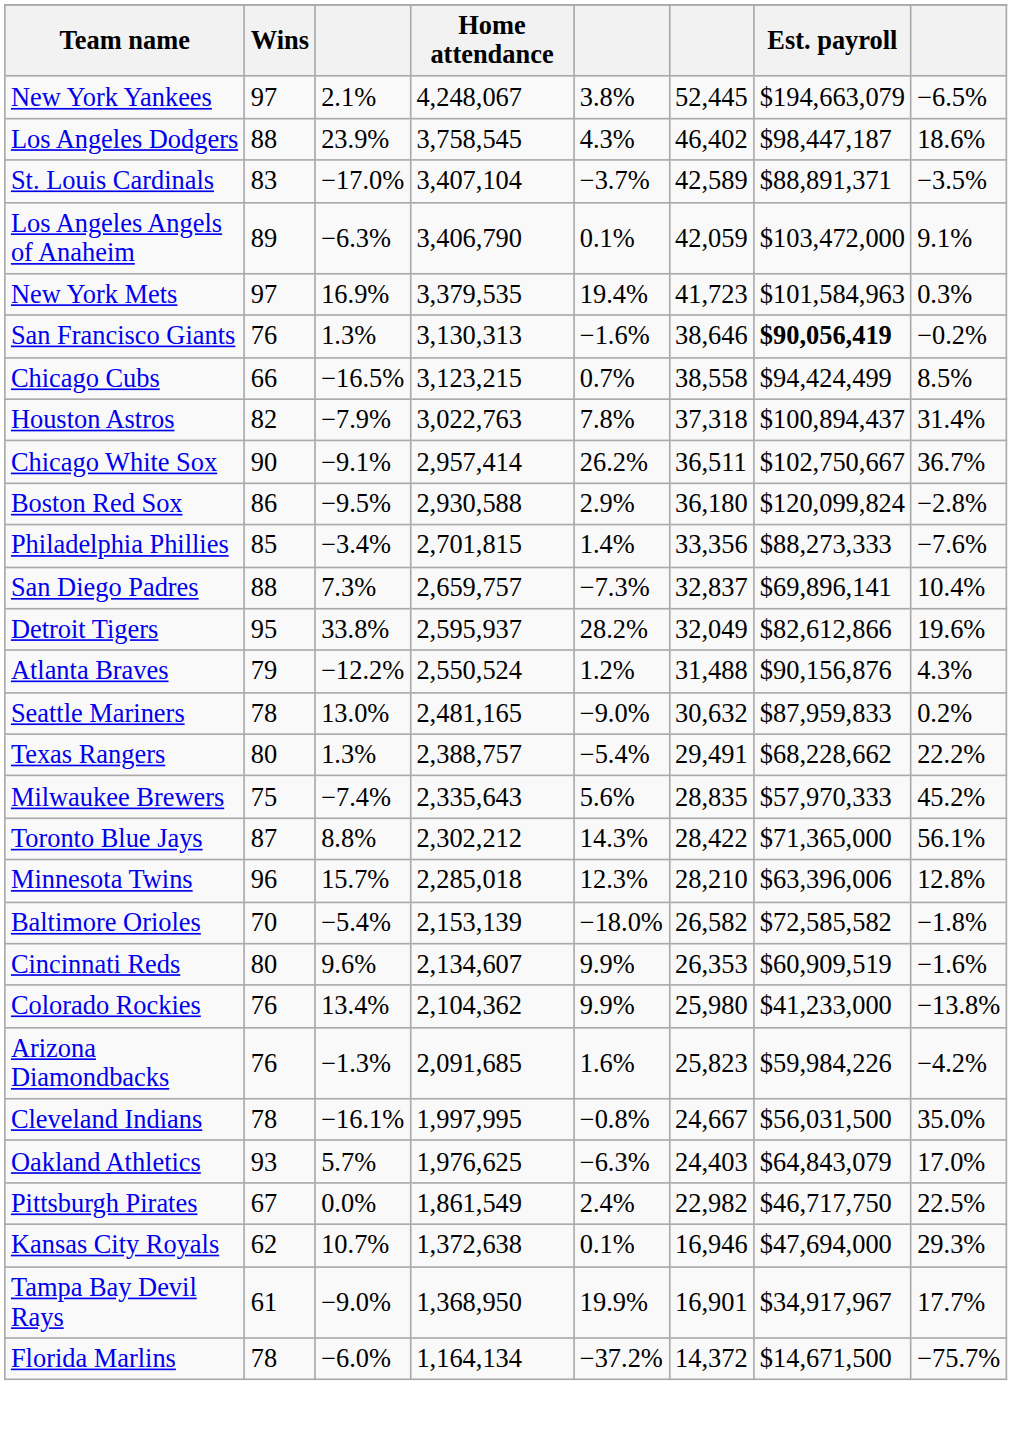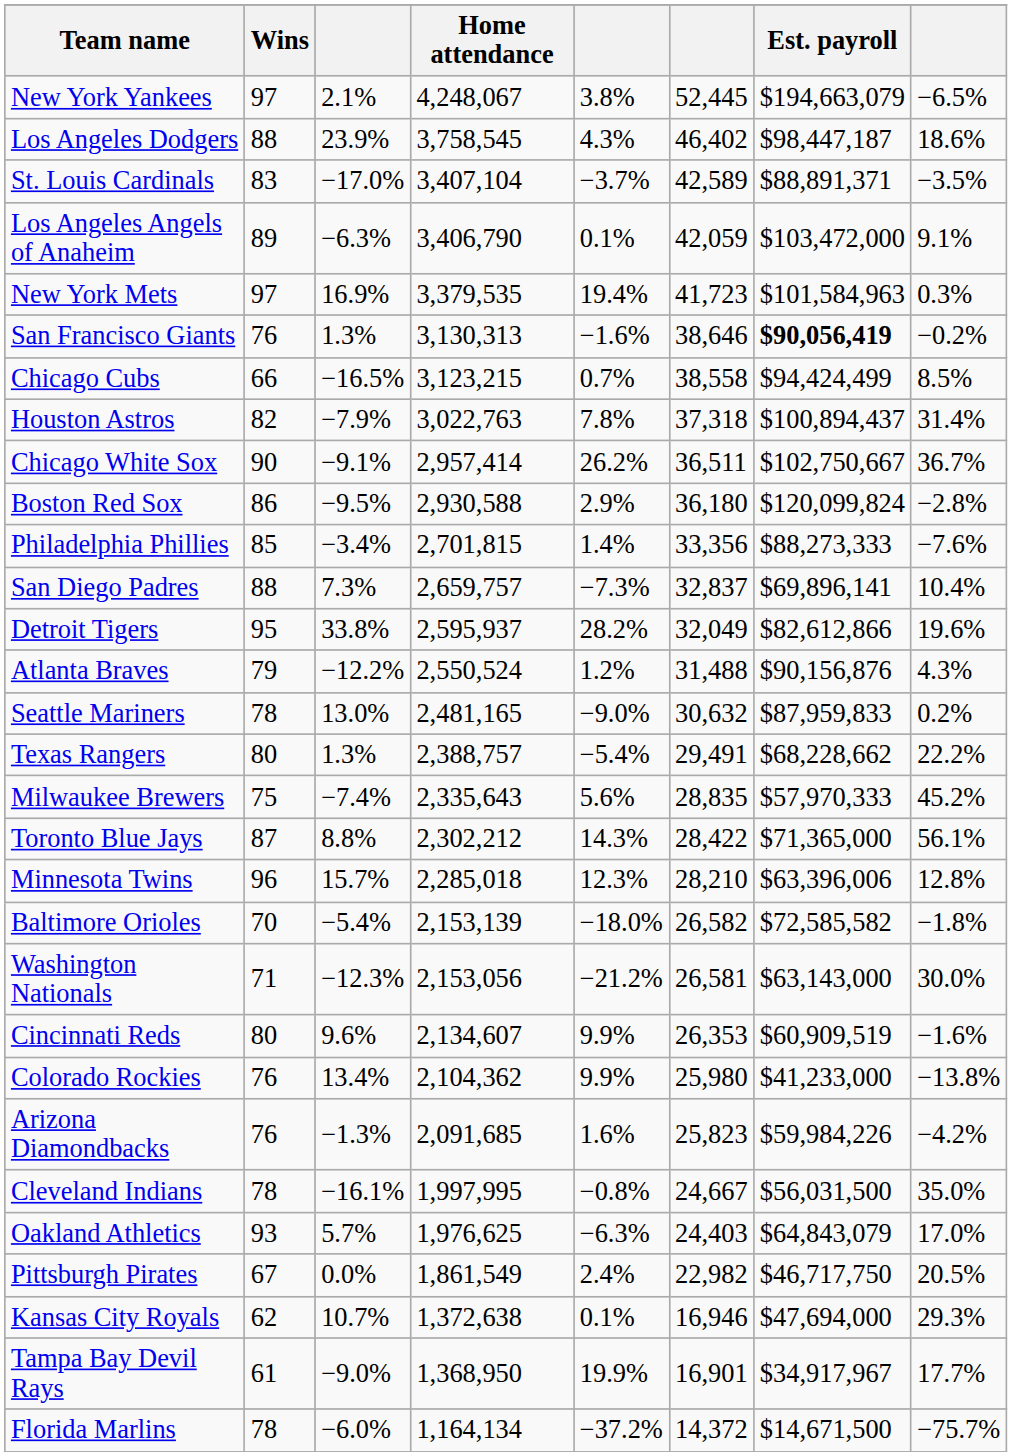+ row: (74, 978)
(951, 1203) 22.5% -> (951, 1274) 20.5%
